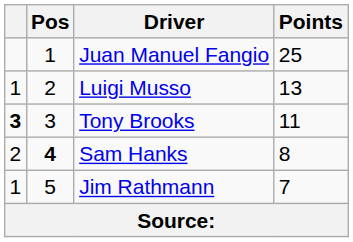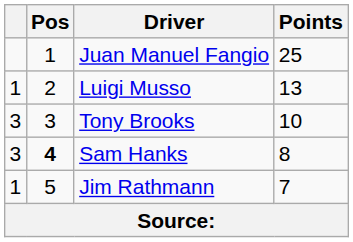(15, 121) bold -> (15, 121) normal
(290, 121) 11 -> (291, 121) 10
(15, 154) 2 -> (15, 154) 3
